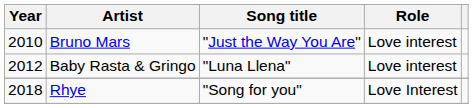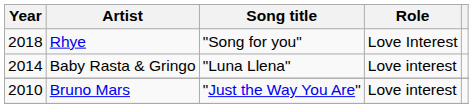rows swapped: (90, 41) <-> (68, 90)
(25, 66) 2012 -> (25, 66) 2014
